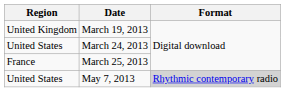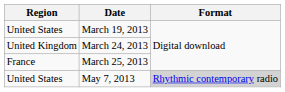(42, 29) United Kingdom -> (35, 29) United States
(35, 45) United States -> (42, 45) United Kingdom
